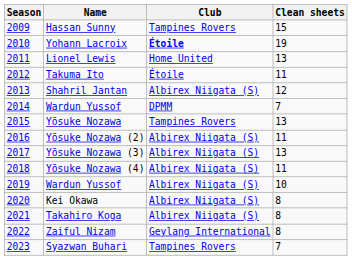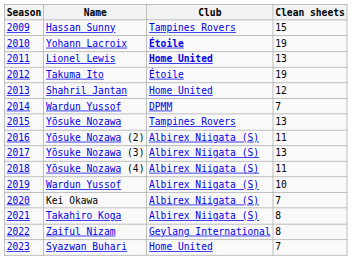(181, 59) normal -> (181, 59) bold
(281, 75) 11 -> (281, 75) 19
(204, 91) Albirex Niigata (S) -> (181, 91) Home United
(278, 200) 8 -> (278, 200) 7
(192, 247) Tampines Rovers -> (181, 247) Home United
